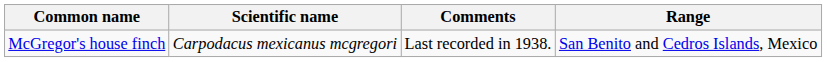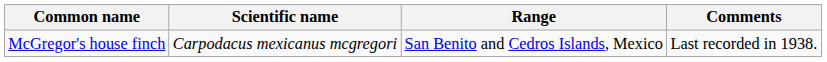columns swapped: (688, 17) <-> (478, 17)
